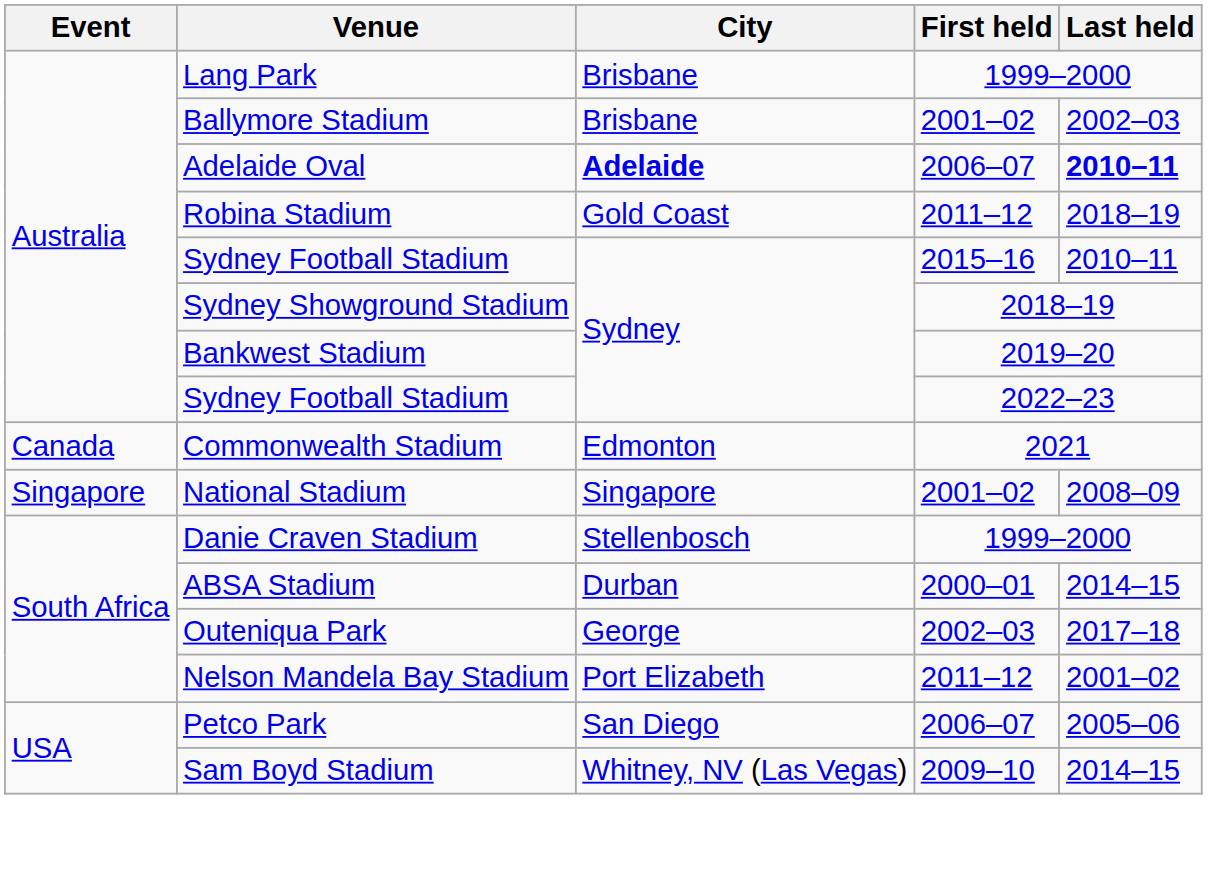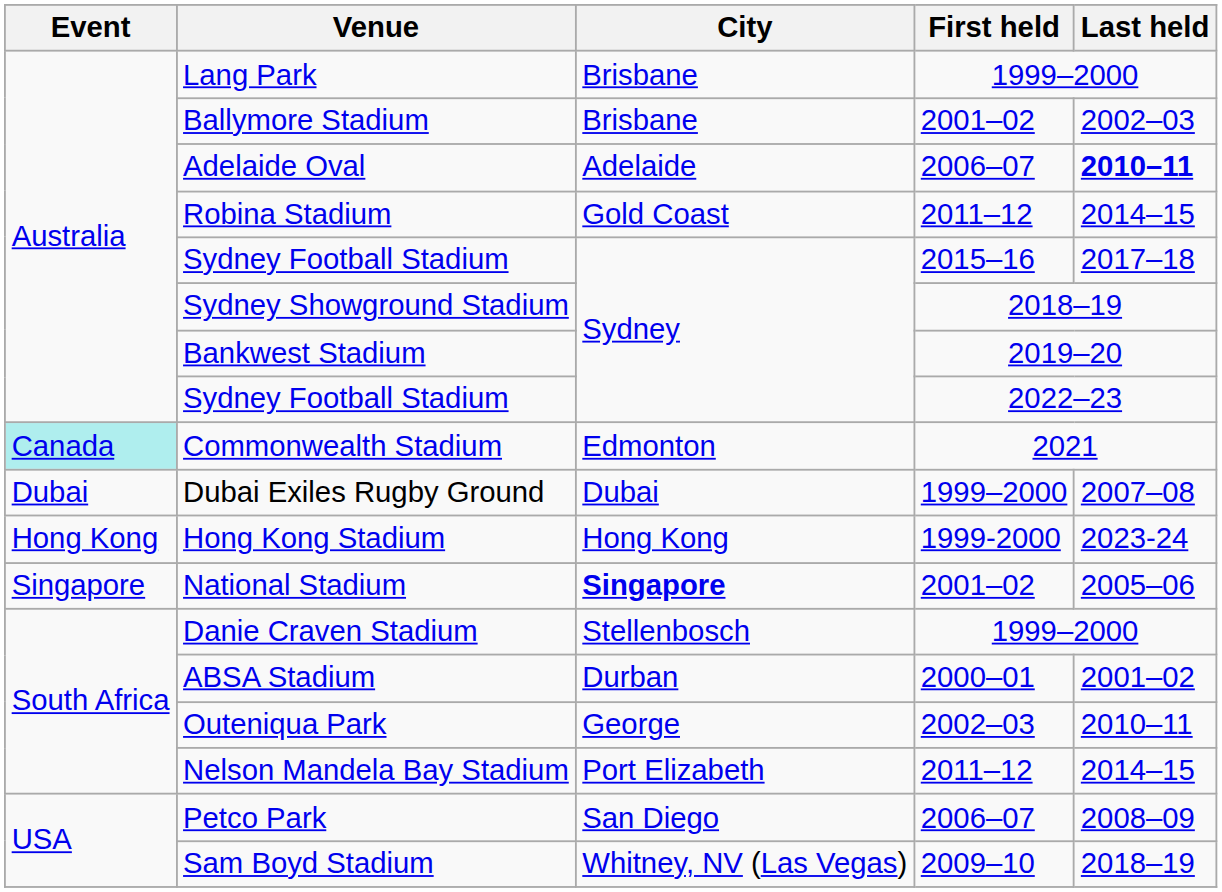(643, 167) bold -> (639, 167) normal
(1123, 213) 2018–19 -> (1138, 213) 2014–15
(1122, 259) 2010–11 -> (1138, 259) 2017–18
(63, 445) no background -> (63, 445) paleturquoise background
+ row: (364, 492)
+ row: (314, 538)
(649, 492) normal -> (654, 584) bold
(1123, 492) 2008–09 -> (1138, 584) 2005–06
(1123, 584) 2014–15 -> (1138, 677) 2001–02
(1123, 631) 2017–18 -> (1137, 724) 2010–11
(1123, 677) 2001–02 -> (1138, 770) 2014–15
(1123, 724) 2005–06 -> (1138, 817) 2008–09
(1123, 770) 2014–15 -> (1138, 863) 2018–19
